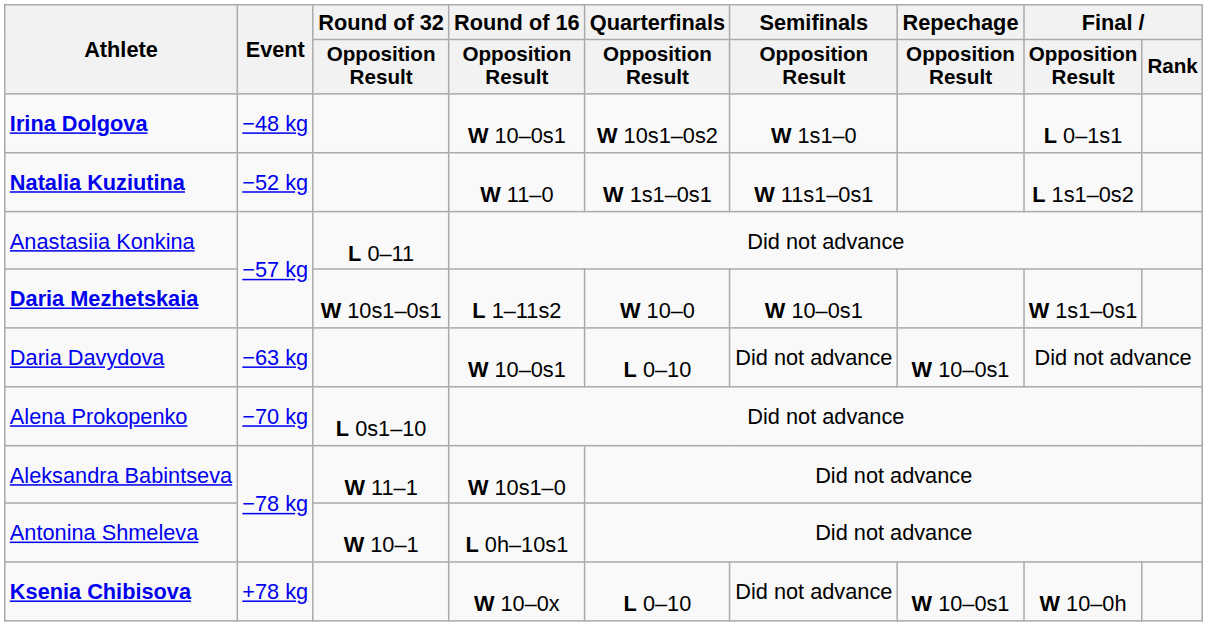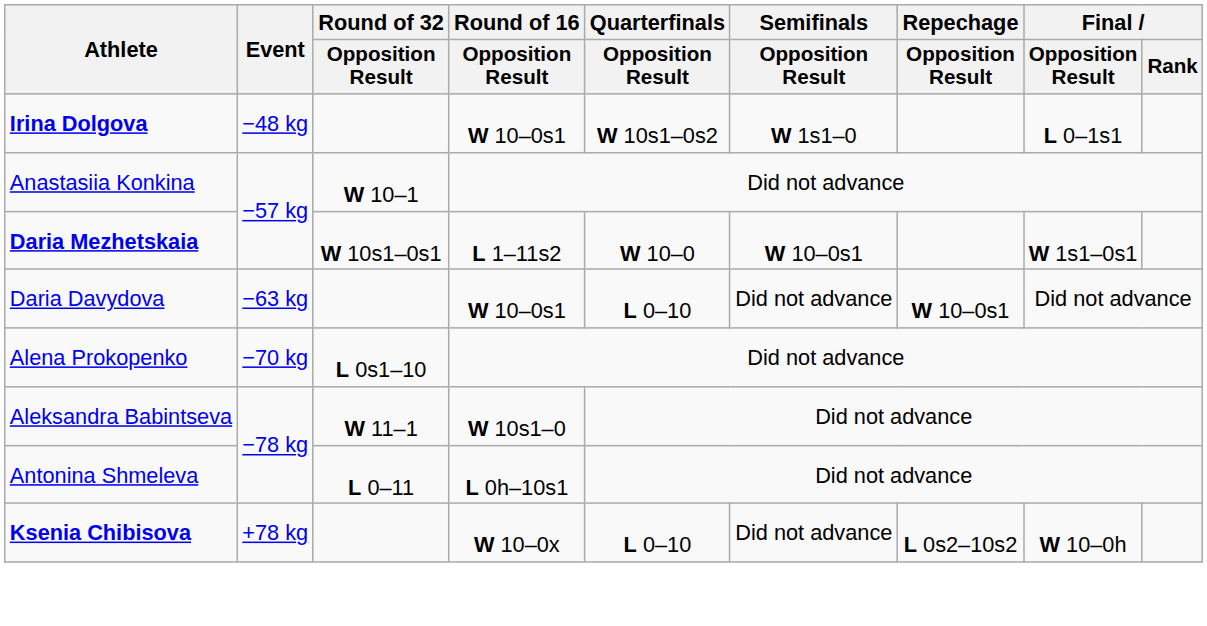- row: (97, 182)
(381, 253) L 0–11 -> (381, 194) W 10–1
(381, 545) W 10–1 -> (381, 487) L 0–11
(961, 604) W 10–0s1 -> (961, 545) L 0s2–10s2
